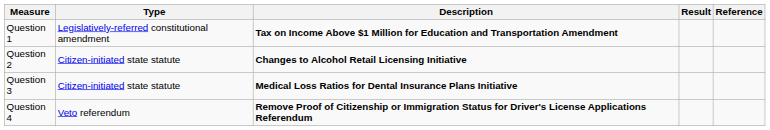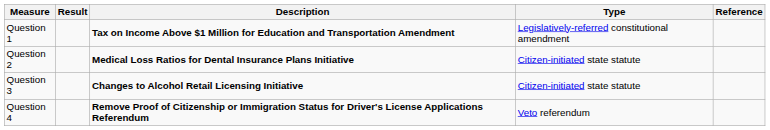columns swapped: (154, 12) <-> (696, 12)
(361, 59) Changes to Alcohol Retail Licensing Initiative -> (223, 59) Medical Loss Ratios for Dental Insurance Plans Initiative
(386, 86) Medical Loss Ratios for Dental Insurance Plans Initiative -> (198, 86) Changes to Alcohol Retail Licensing Initiative
